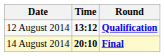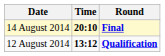rows swapped: (38, 28) <-> (38, 43)
